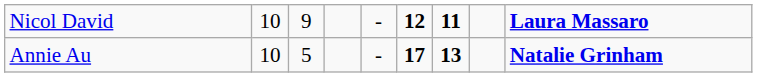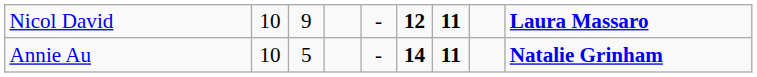(415, 54) 17 -> (415, 54) 14
(451, 54) 13 -> (451, 54) 11
